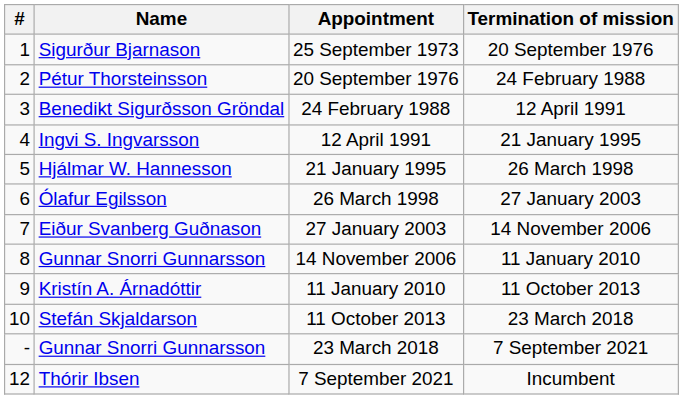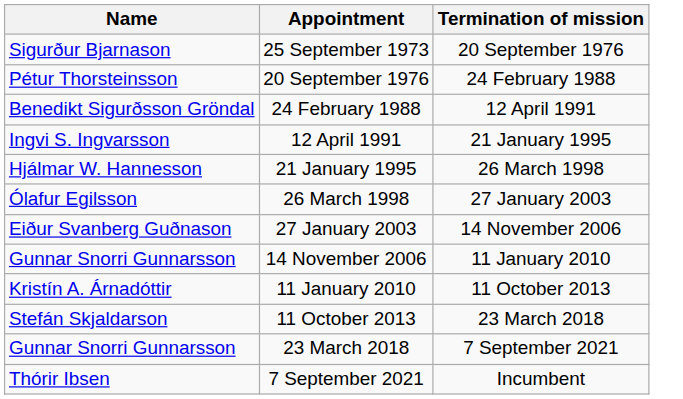- column: (19, 19)
